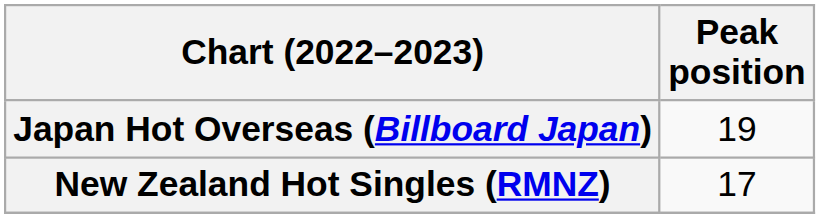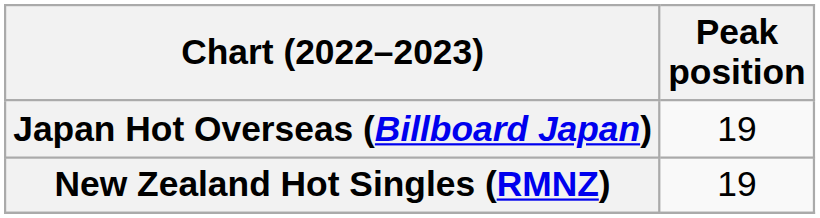(737, 184) 17 -> (737, 184) 19
